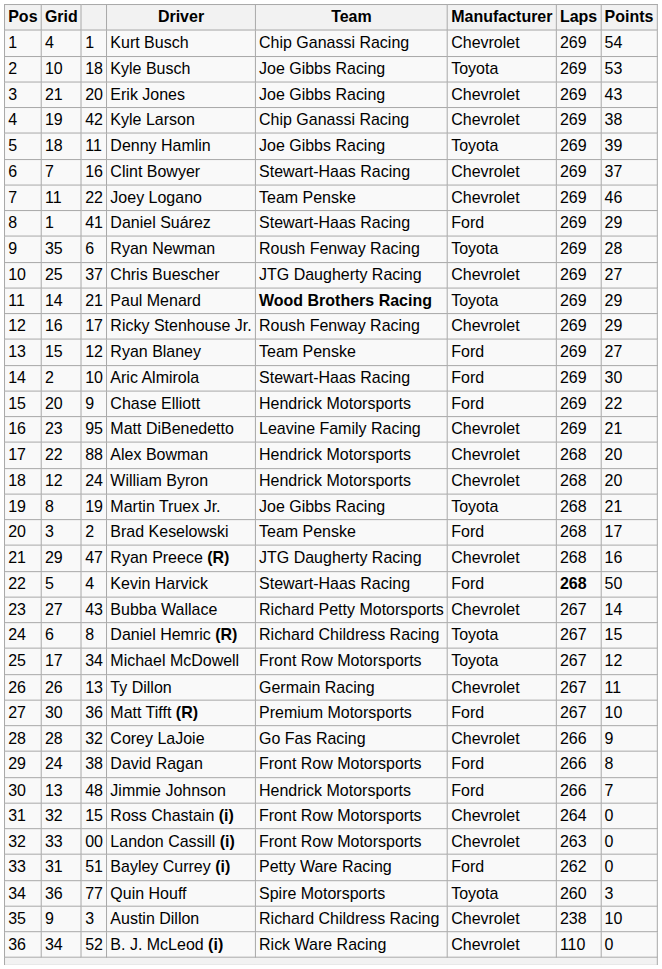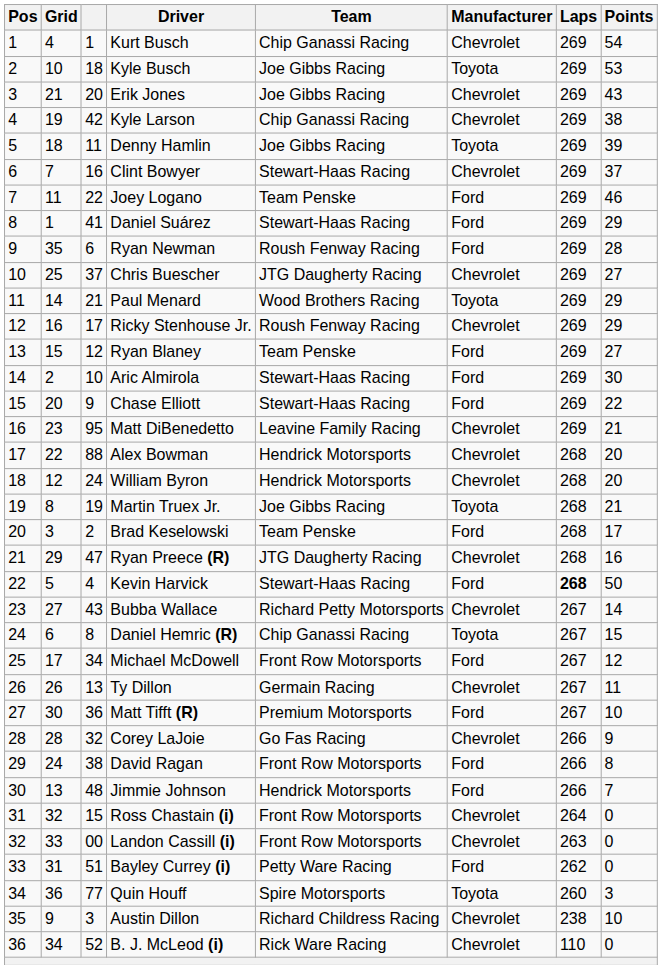(485, 197) Chevrolet -> (468, 197) Ford
(475, 248) Toyota -> (468, 248) Ford
(345, 300) bold -> (339, 300) normal
(335, 403) Hendrick Motorsports -> (335, 403) Stewart-Haas Racing
(349, 635) Richard Childress Racing -> (334, 635) Chip Ganassi Racing
(475, 660) Toyota -> (468, 660) Ford
